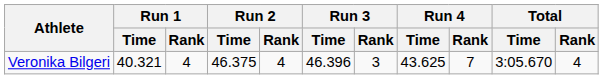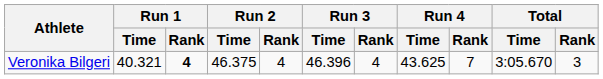(187, 63) normal -> (187, 63) bold
(376, 63) 3 -> (376, 63) 4
(577, 63) 4 -> (577, 63) 3
